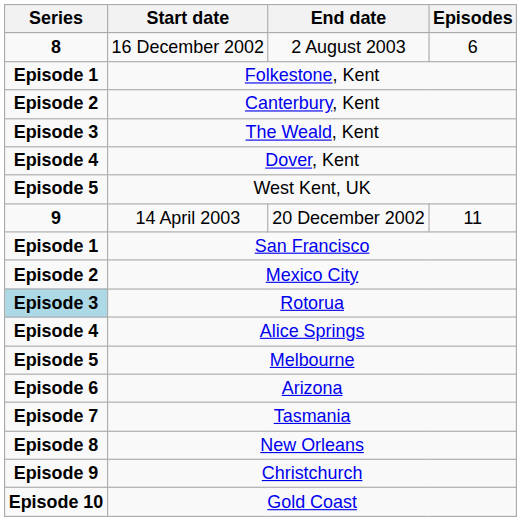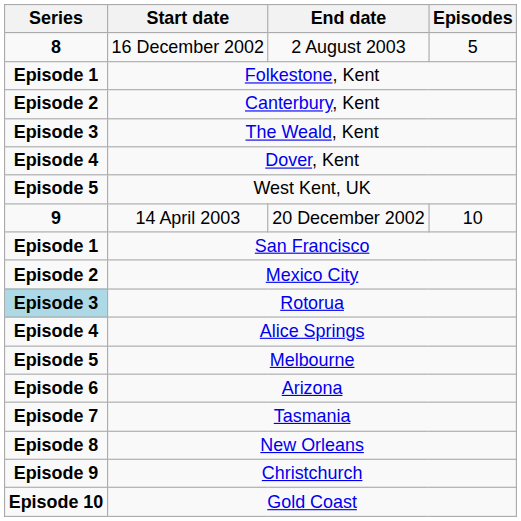(473, 47) 6 -> (473, 47) 5
(473, 217) 11 -> (473, 217) 10
